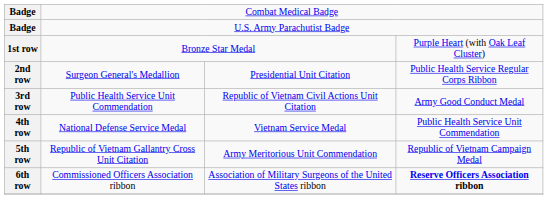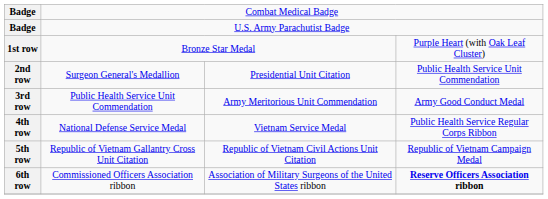(469, 75) Public Health Service Regular Corps Ribbon -> (469, 75) Public Health Service Unit Commendation
(300, 101) Republic of Vietnam Civil Actions Unit Citation -> (300, 101) Army Meritorious Unit Commendation
(469, 128) Public Health Service Unit Commendation -> (469, 128) Public Health Service Regular Corps Ribbon
(300, 154) Army Meritorious Unit Commendation -> (300, 154) Republic of Vietnam Civil Actions Unit Citation
